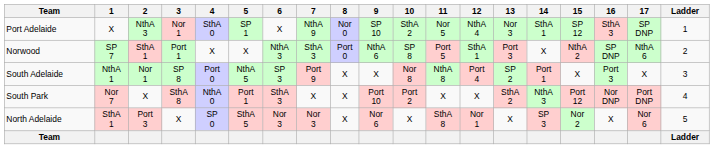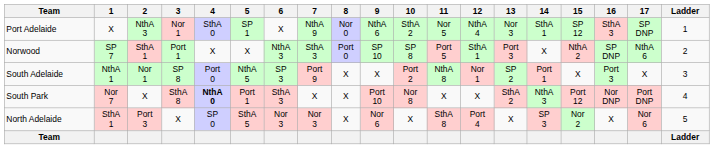(376, 28) SP 10 -> (377, 28) NthA 6
(376, 51) NthA 6 -> (377, 51) SP 10
(410, 74) Nor 8 -> (410, 74) Port 2
(477, 74) Port 4 -> (477, 74) Nor 1
(212, 96) normal -> (212, 96) bold
(410, 96) Port 2 -> (410, 96) Nor 8
(477, 119) Nor 1 -> (477, 119) Port 4
